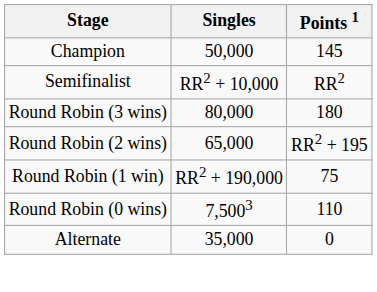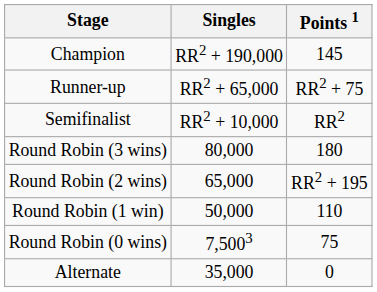(229, 51) 50,000 -> (229, 53) RR2 + 190,000
+ row: (88, 86)
(229, 176) RR2 + 190,000 -> (229, 211) 50,000
(329, 176) 75 -> (329, 211) 110
(329, 209) 110 -> (329, 242) 75
